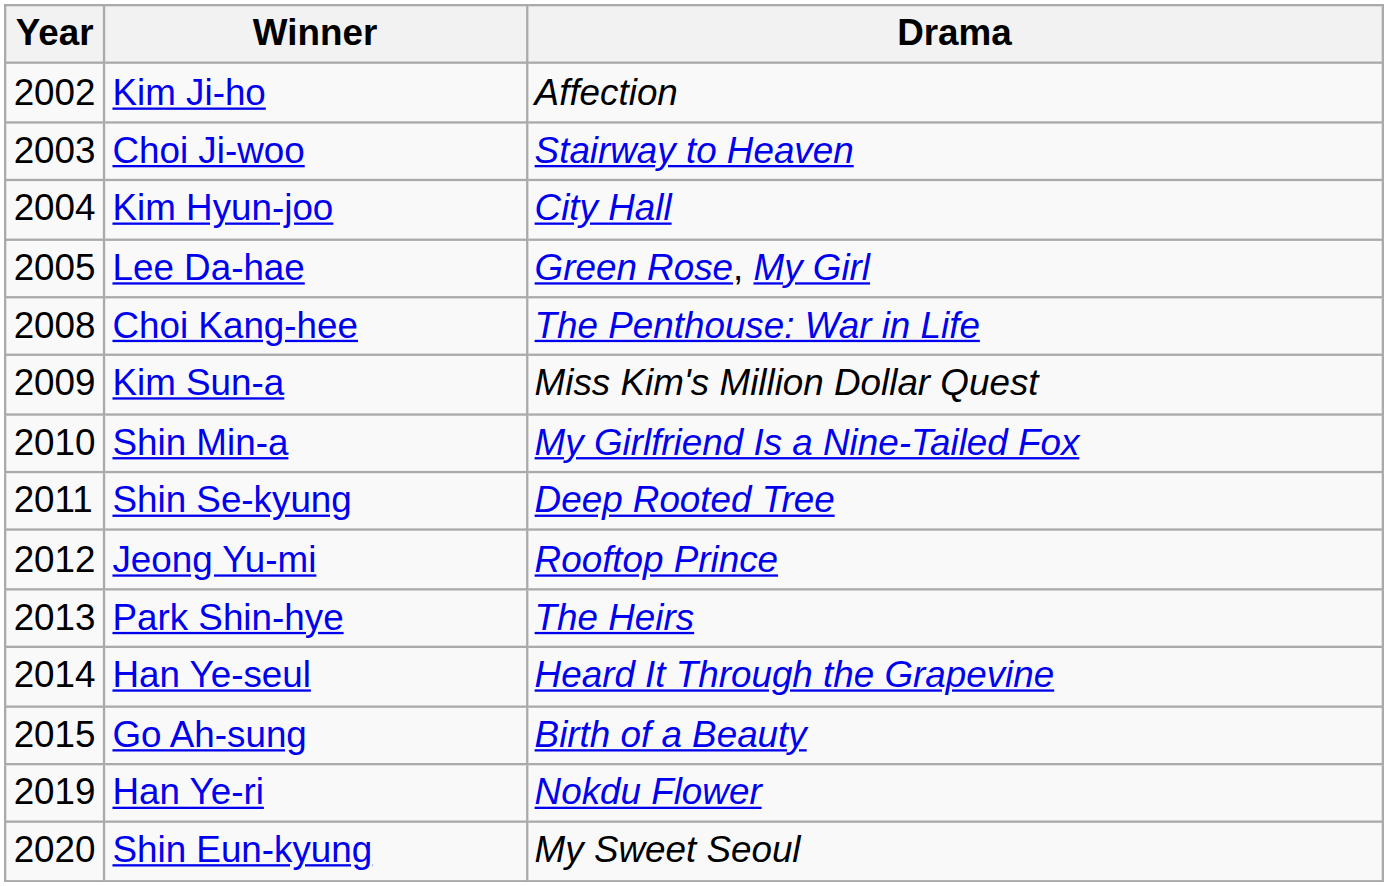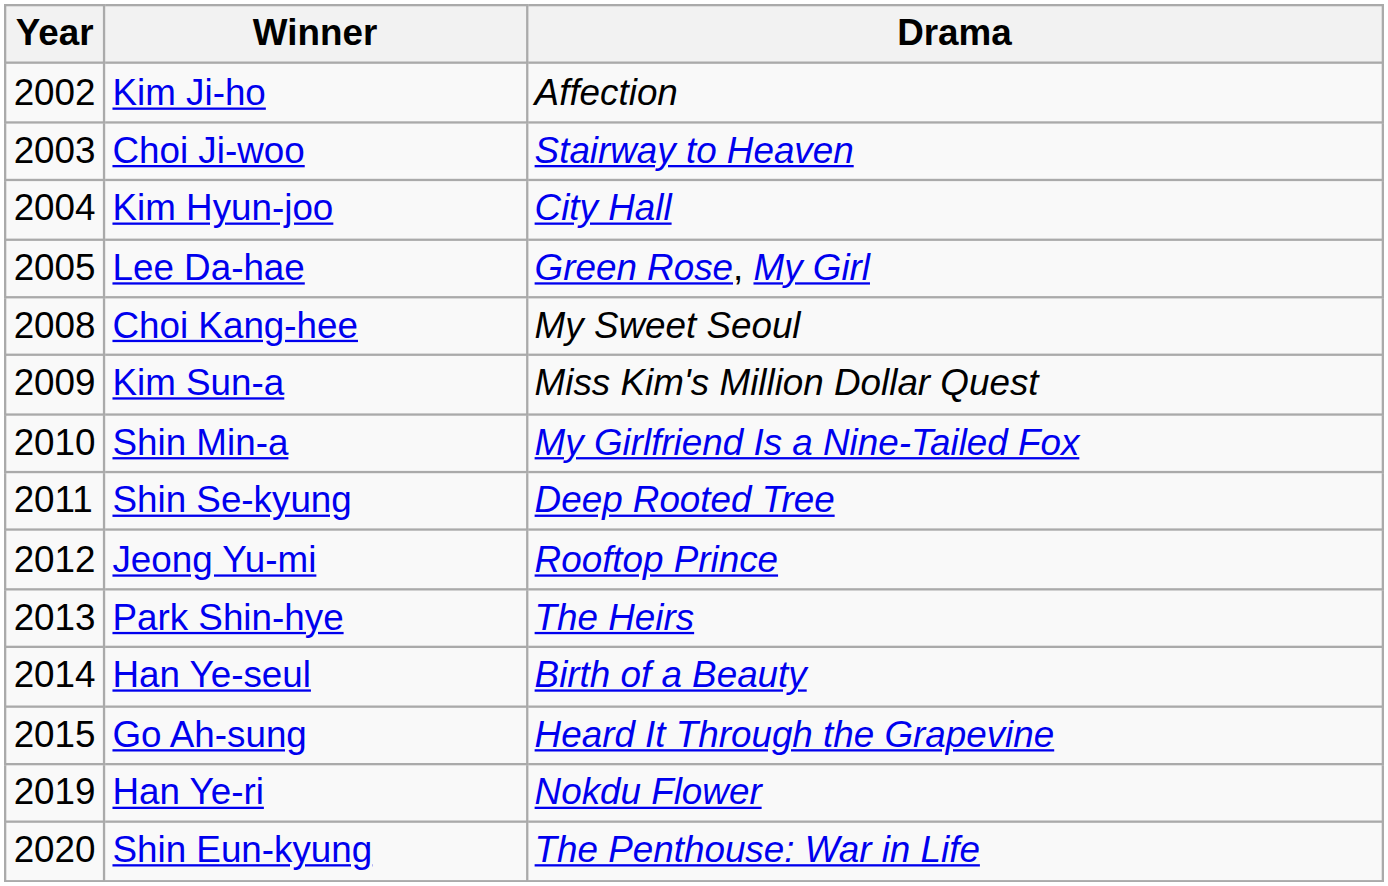(757, 325) The Penthouse: War in Life -> (668, 325) My Sweet Seoul
(794, 675) Heard It Through the Grapevine -> (671, 675) Birth of a Beauty
(671, 734) Birth of a Beauty -> (794, 734) Heard It Through the Grapevine
(668, 850) My Sweet Seoul -> (757, 850) The Penthouse: War in Life
